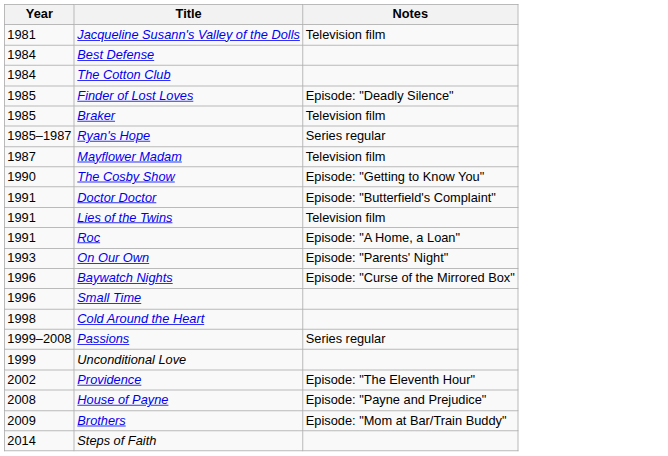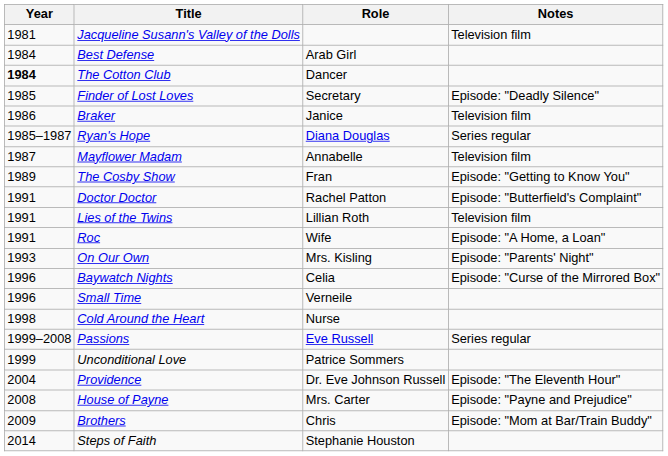+ column: (375, 14)
(22, 75) normal -> (22, 75) bold
(22, 116) 1985 -> (22, 116) 1986
(22, 177) 1990 -> (22, 177) 1989
(22, 380) 2002 -> (22, 380) 2004
